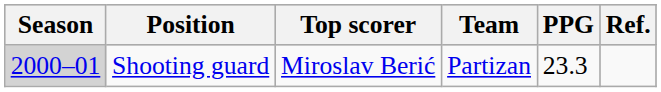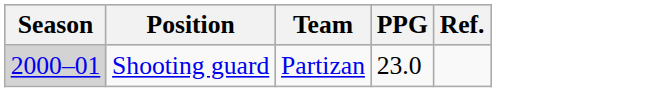- column: (358, 24)
(565, 65) 23.3 -> (399, 65) 23.0
